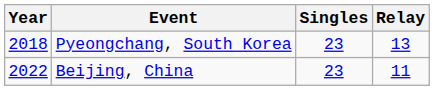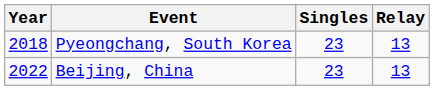(401, 71) 11 -> (401, 71) 13
